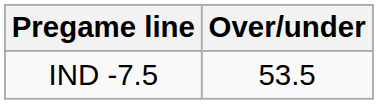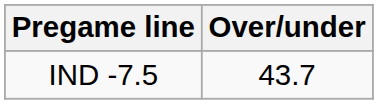(287, 74) 53.5 -> (287, 74) 43.7
